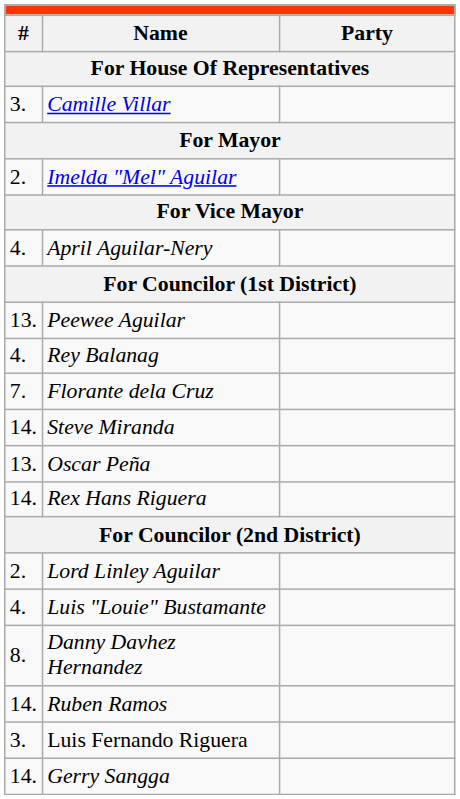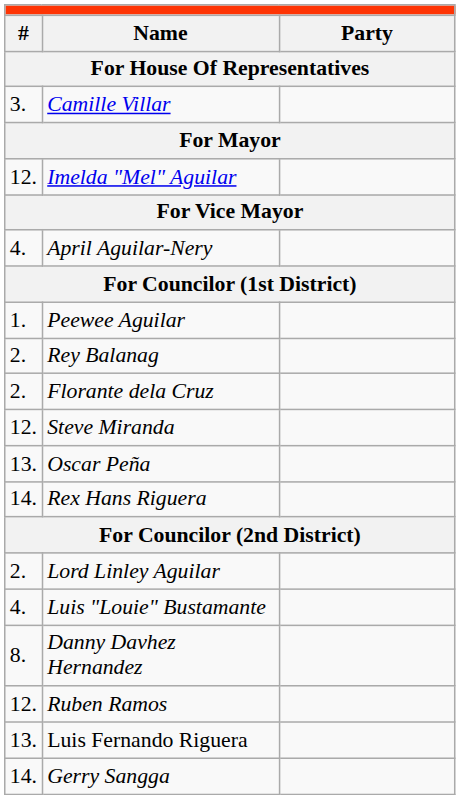(18, 176) 2. -> (23, 176) 12.
(23, 319) 13. -> (18, 319) 1.
(18, 355) 4. -> (18, 355) 2.
(18, 391) 7. -> (18, 391) 2.
(23, 427) 14. -> (23, 427) 12.
(23, 704) 14. -> (23, 704) 12.
(18, 740) 3. -> (23, 740) 13.
